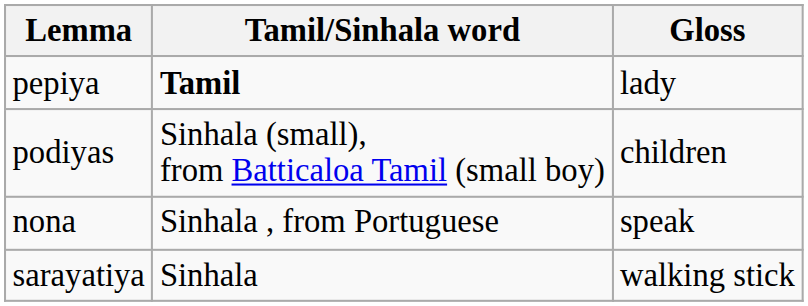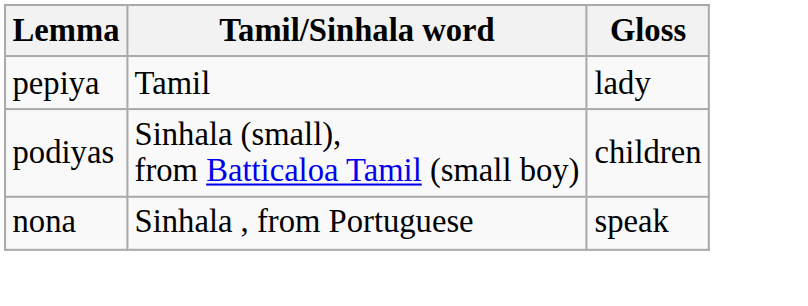(200, 82) bold -> (172, 82) normal
- row: (79, 274)
